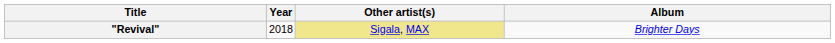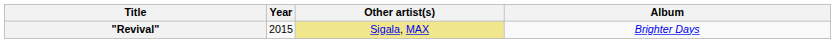(281, 30) 2018 -> (281, 30) 2015
